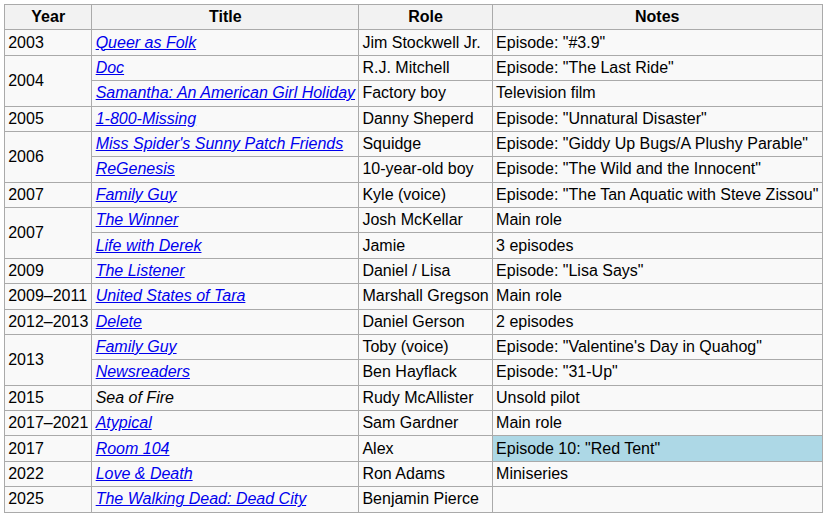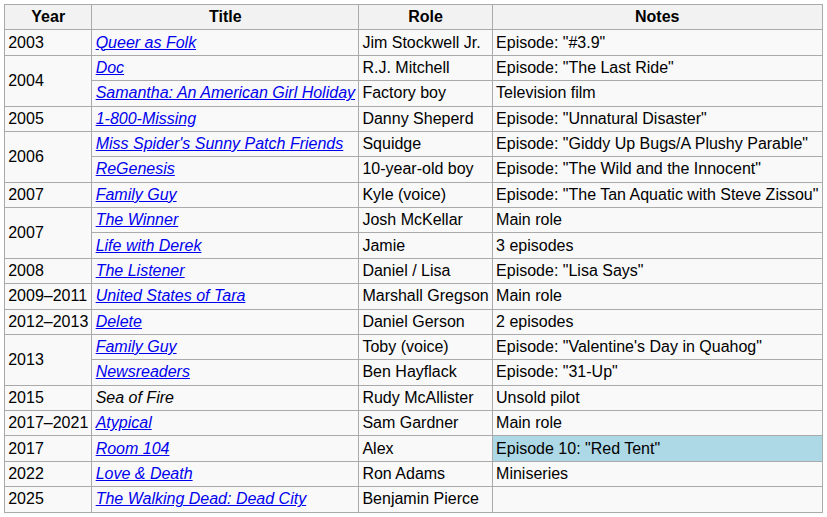(26, 270) 2009 -> (26, 270) 2008
